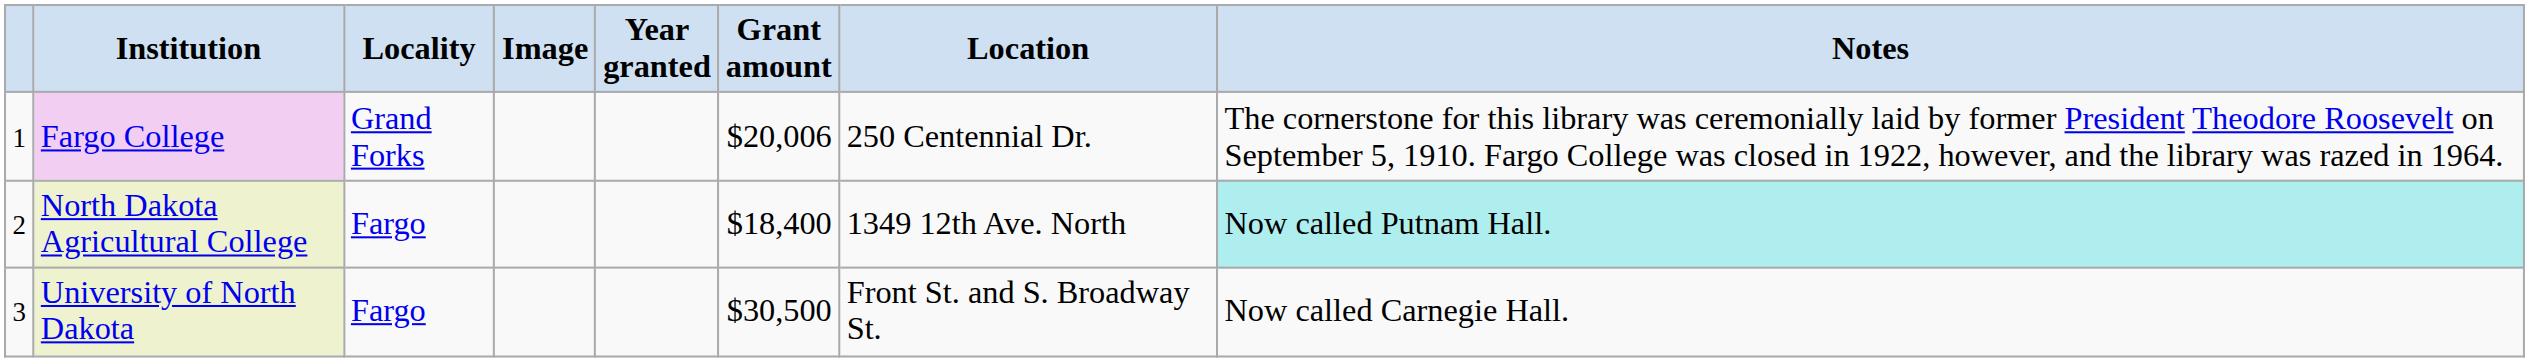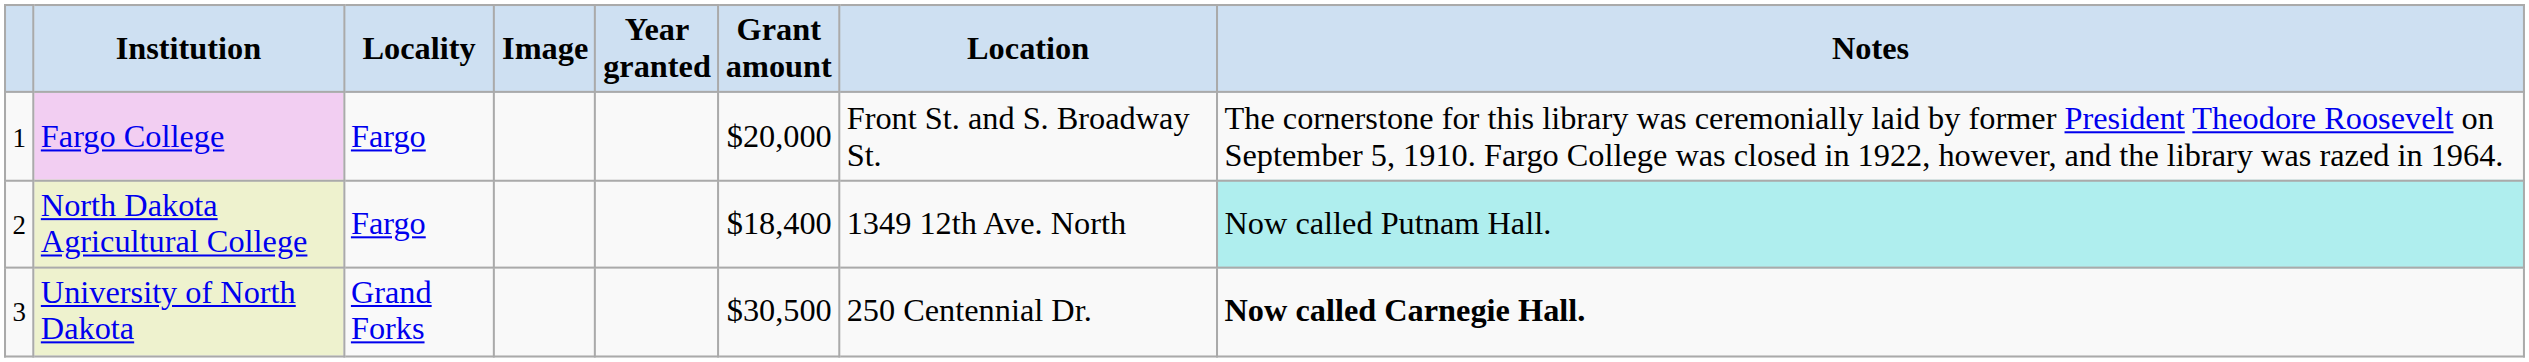(391, 135) Grand Forks -> (388, 135) Fargo
(779, 135) $20,006 -> (779, 135) $20,000
(969, 135) 250 Centennial Dr. -> (1018, 135) Front St. and S. Broadway St.
(388, 311) Fargo -> (391, 311) Grand Forks
(1018, 311) Front St. and S. Broadway St. -> (969, 311) 250 Centennial Dr.
(1397, 311) normal -> (1405, 311) bold
